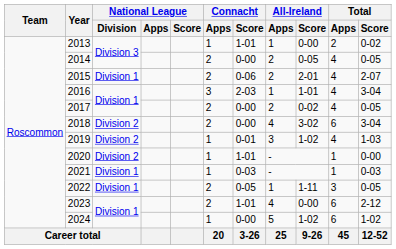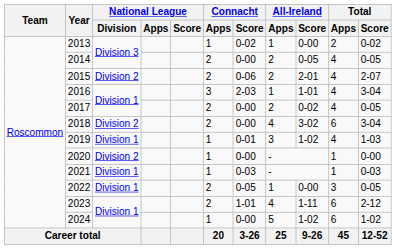(246, 44) 1-01 -> (246, 44) 0-02
(117, 76) Division 1 -> (117, 76) Division 2
(117, 140) Division 2 -> (117, 140) Division 1
(246, 156) 1-01 -> (246, 156) 0-00
(308, 188) 1-11 -> (308, 188) 0-00
(308, 204) 0-00 -> (308, 204) 1-11
